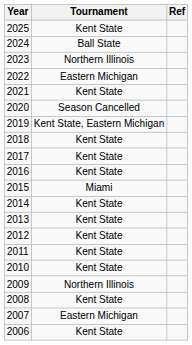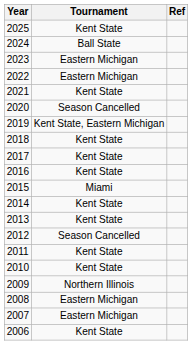(99, 60) Northern Illinois -> (99, 60) Eastern Michigan
(99, 236) Kent State -> (99, 236) Season Cancelled
(99, 300) Kent State -> (99, 300) Eastern Michigan
